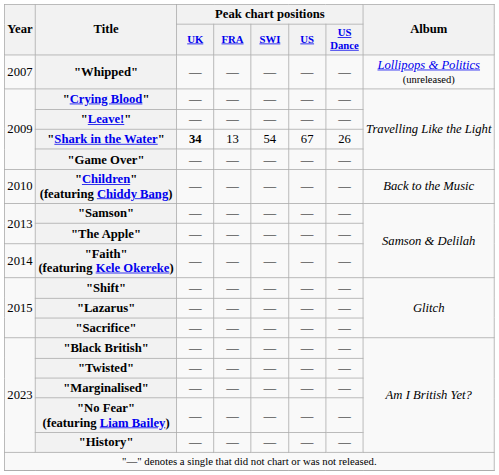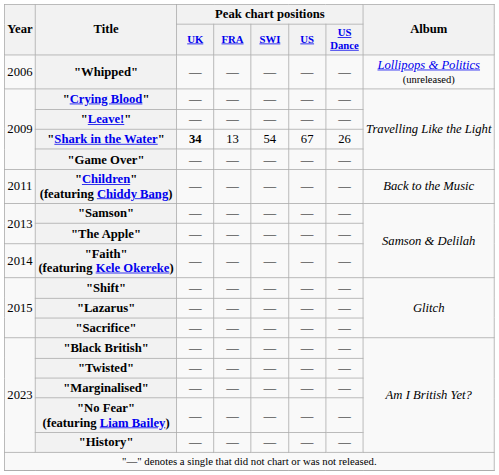(20, 72) 2007 -> (20, 72) 2006
(20, 186) 2010 -> (20, 186) 2011
